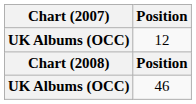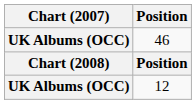rows swapped: (162, 39) <-> (162, 87)
